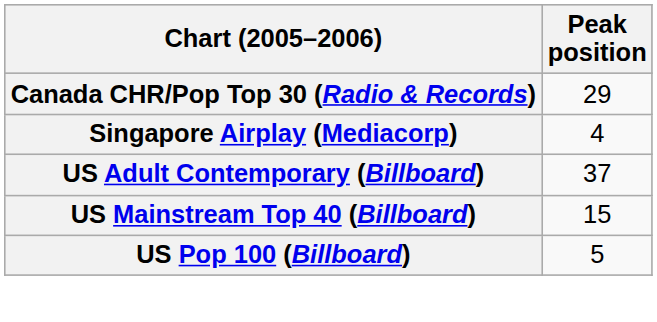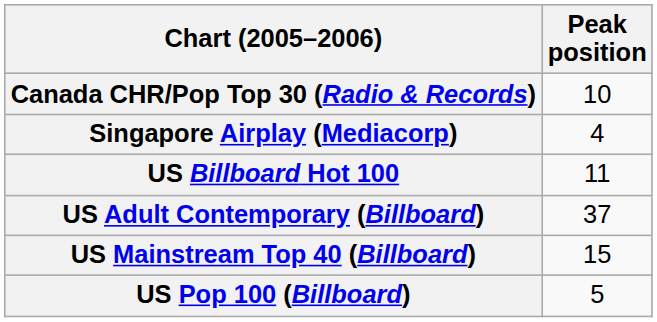(597, 93) 29 -> (597, 93) 10
+ row: (273, 174)
